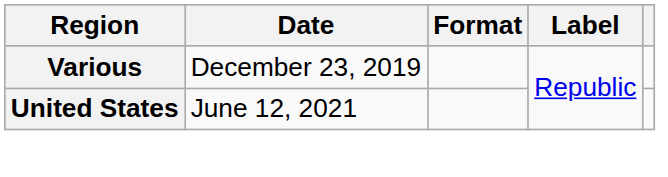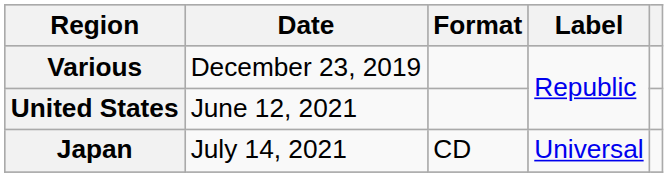+ row: (95, 150)
